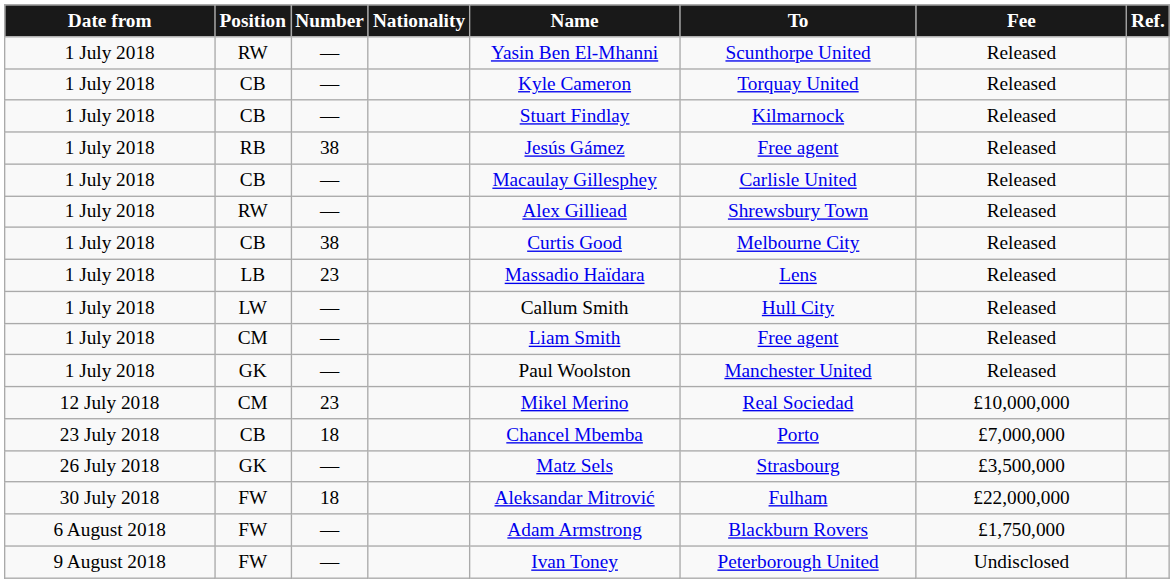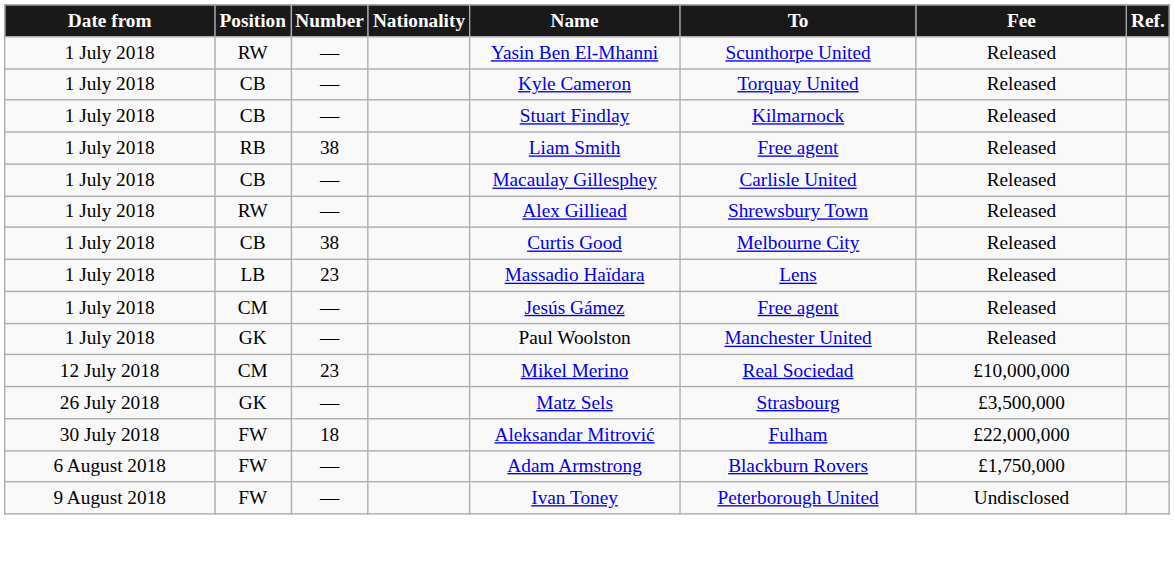(575, 148) Jesús Gámez -> (575, 148) Liam Smith
- row: (110, 307)
(575, 339) Liam Smith -> (575, 307) Jesús Gámez
- row: (110, 434)
